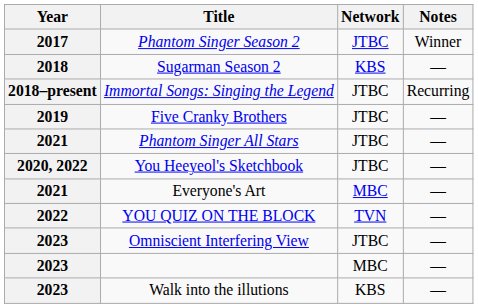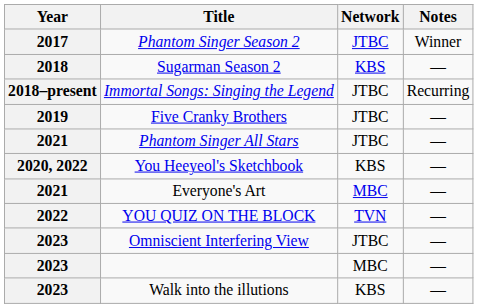(370, 166) JTBC -> (370, 166) KBS
